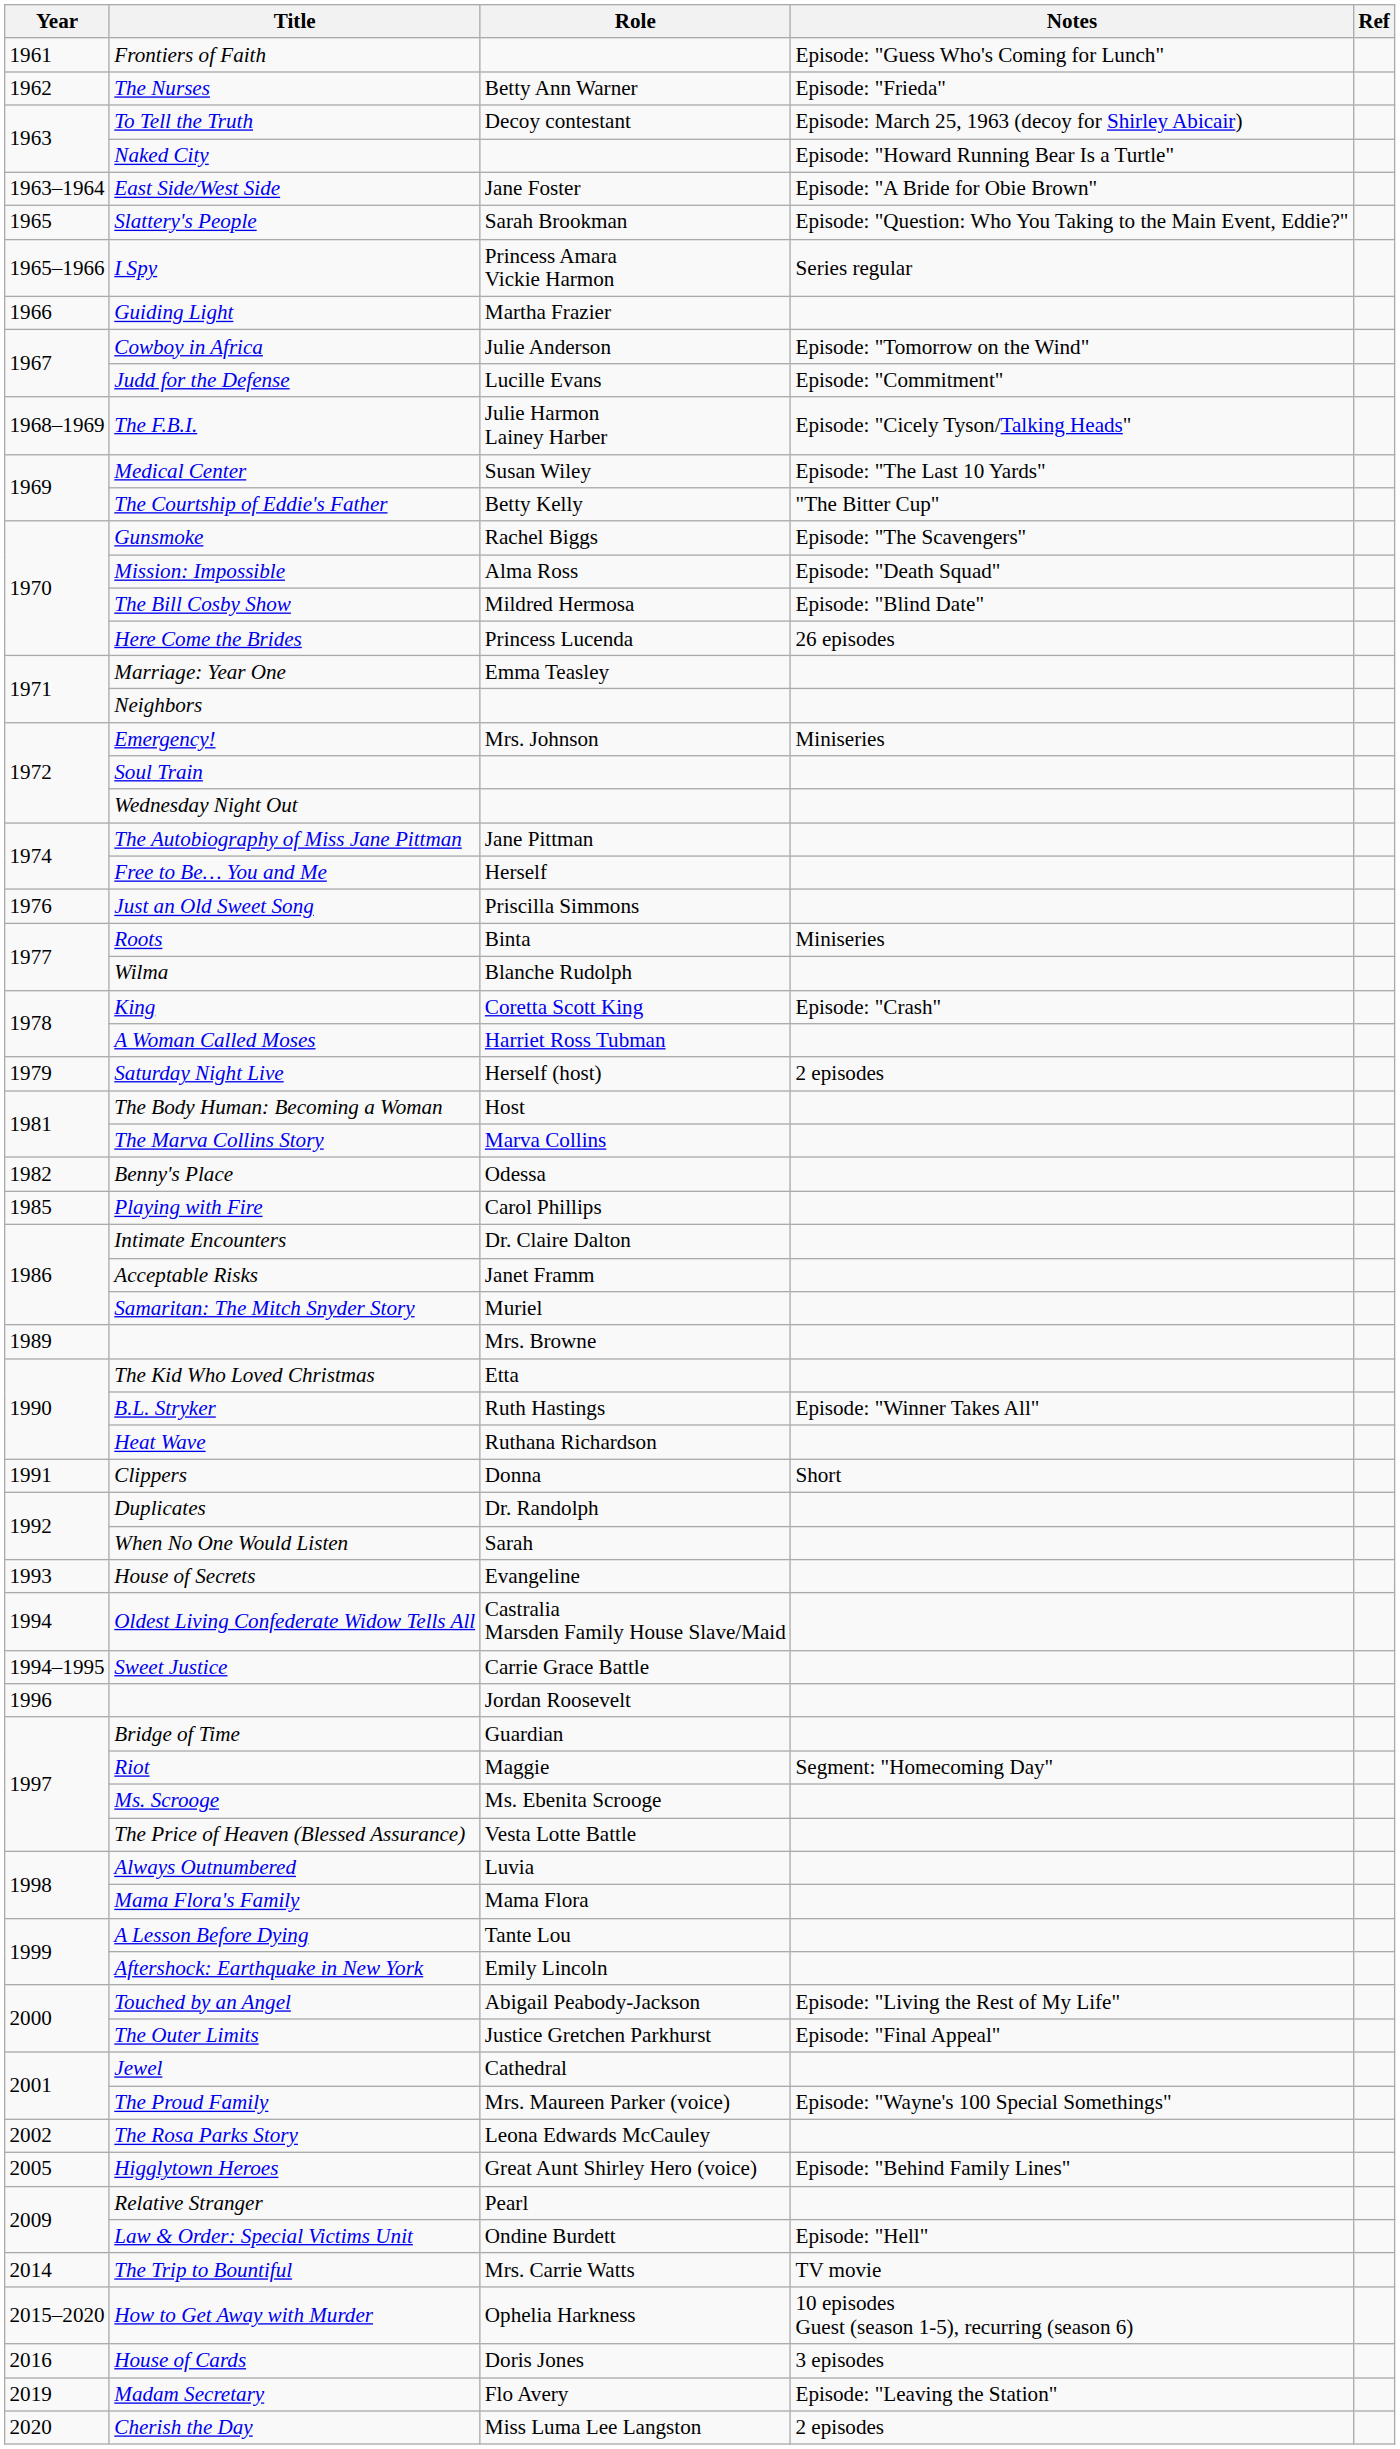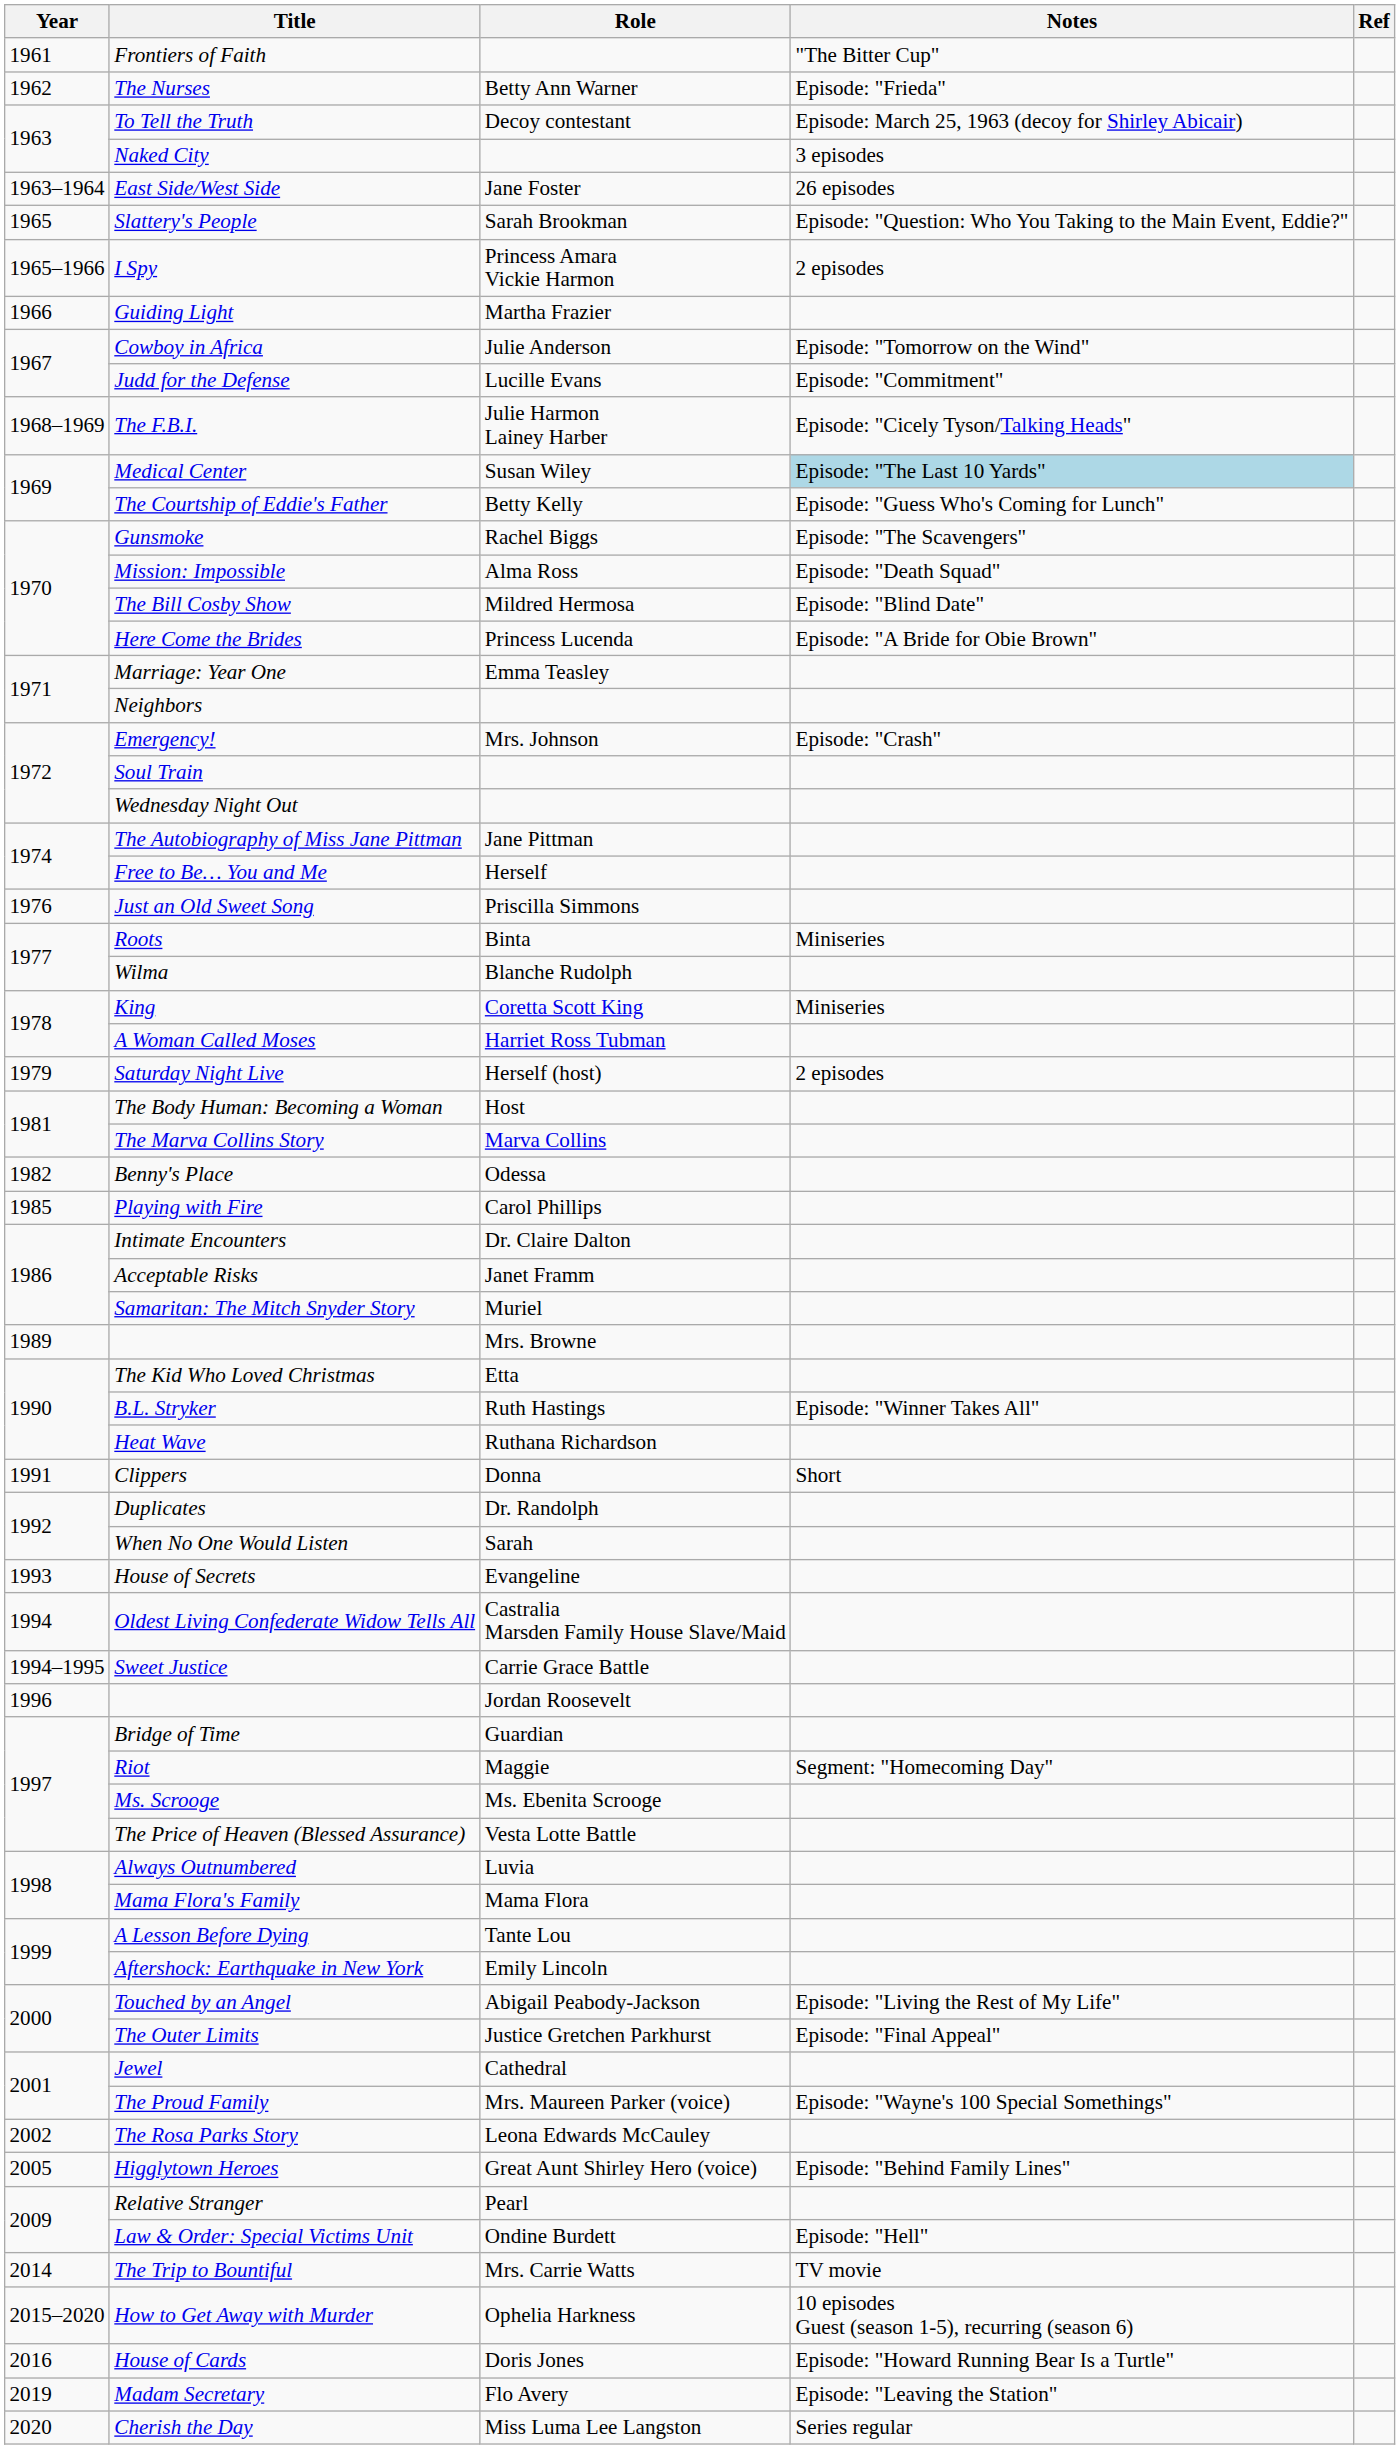(980, 54) Episode: "Guess Who's Coming for Lunch" -> (867, 54) "The Bitter Cup"
(985, 155) Episode: "Howard Running Bear Is a Turtle" -> (840, 155) 3 episodes
(946, 188) Episode: "A Bride for Obie Brown" -> (845, 188) 26 episodes
(854, 267) Series regular -> (840, 267) 2 episodes
(921, 470) no background -> (921, 470) lightblue background
(867, 504) "The Bitter Cup" -> (980, 504) Episode: "Guess Who's Coming for Lunch"
(845, 638) 26 episodes -> (946, 638) Episode: "A Bride for Obie Brown"
(840, 738) Miniseries -> (868, 738) Episode: "Crash"
(868, 1006) Episode: "Crash" -> (840, 1006) Miniseries
(840, 2360) 3 episodes -> (985, 2360) Episode: "Howard Running Bear Is a Turtle"
(840, 2427) 2 episodes -> (854, 2427) Series regular
